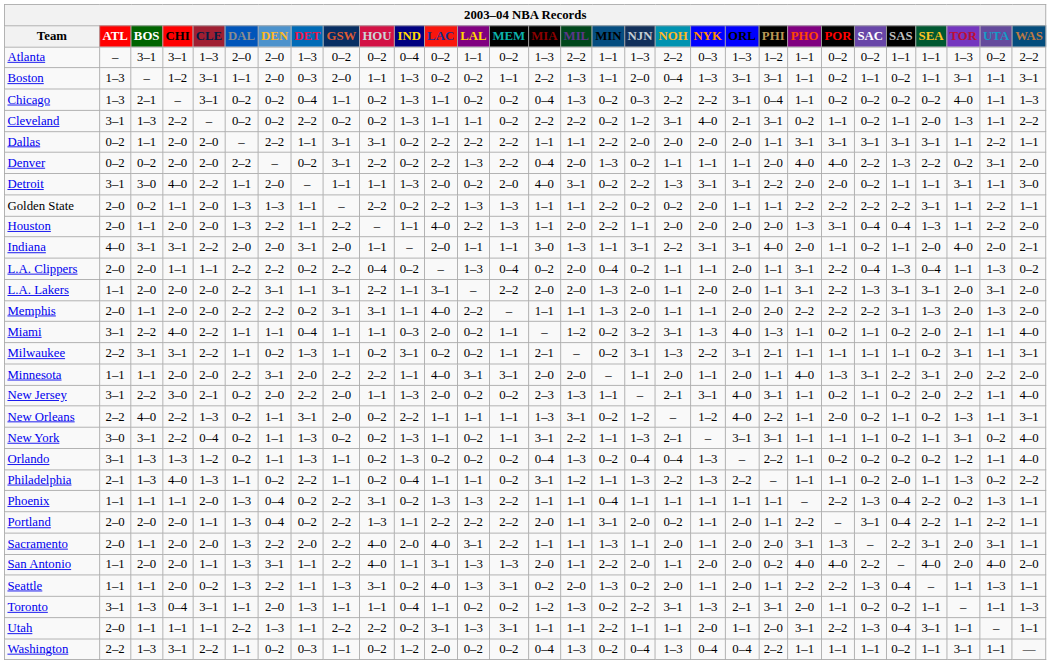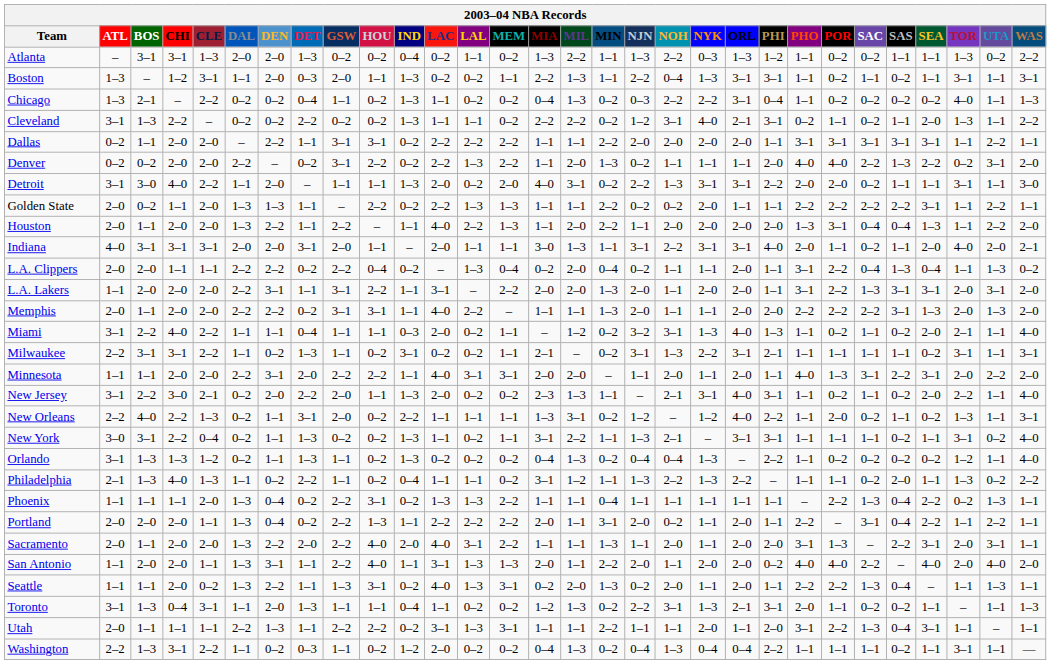(640, 78) 2–0 -> (640, 78) 2–2
(209, 100) 3–1 -> (209, 100) 2–2
(544, 163) 0–4 -> (544, 163) 1–1
(209, 247) 2–2 -> (209, 247) 3–1
